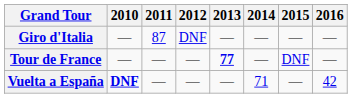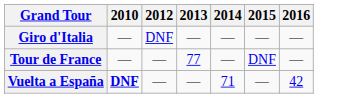- column: (159, 15)
(227, 59) bold -> (193, 59) normal
